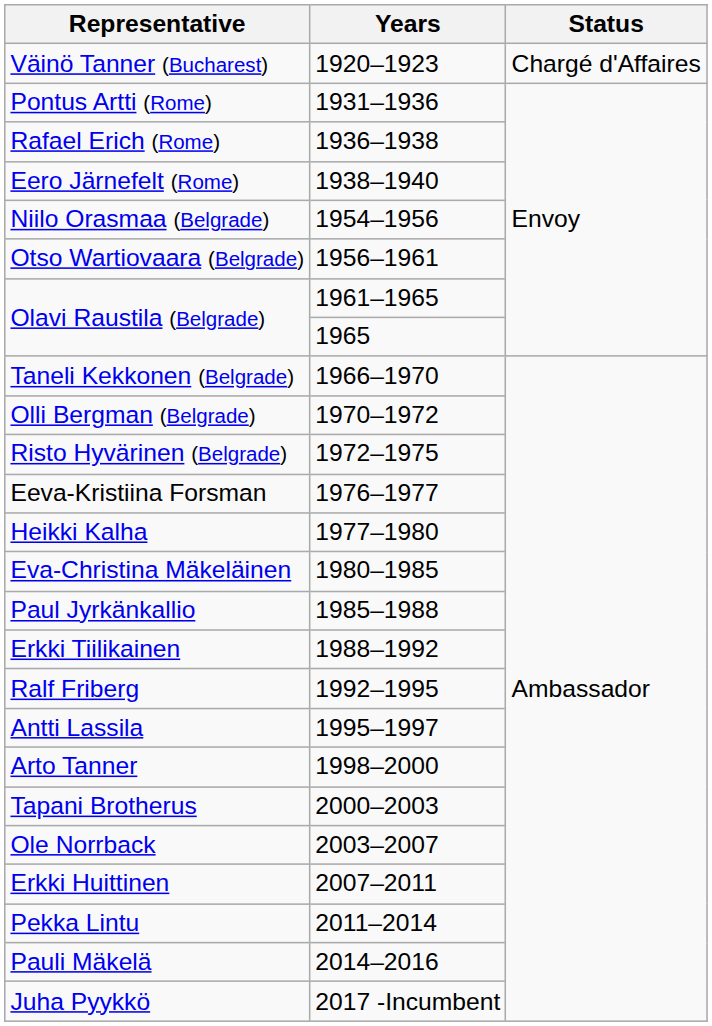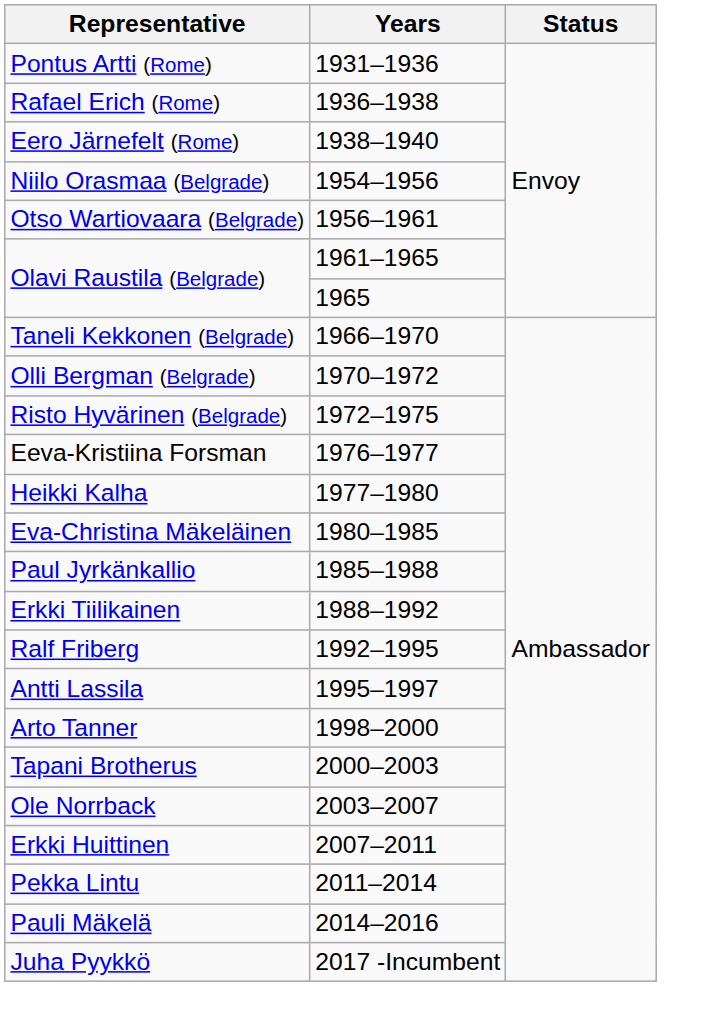- row: (139, 63)
